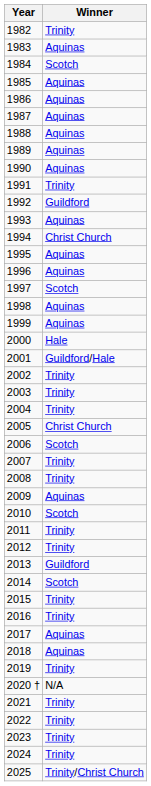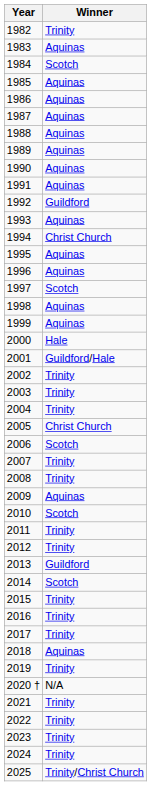(60, 185) Trinity -> (65, 185) Aquinas
(65, 634) Aquinas -> (60, 634) Trinity
